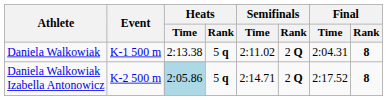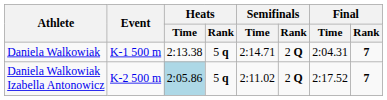(257, 52) 2:11.02 -> (257, 52) 2:14.71
(366, 52) 8 -> (366, 52) 7
(257, 78) 2:14.71 -> (257, 78) 2:11.02
(366, 78) 8 -> (366, 78) 7
